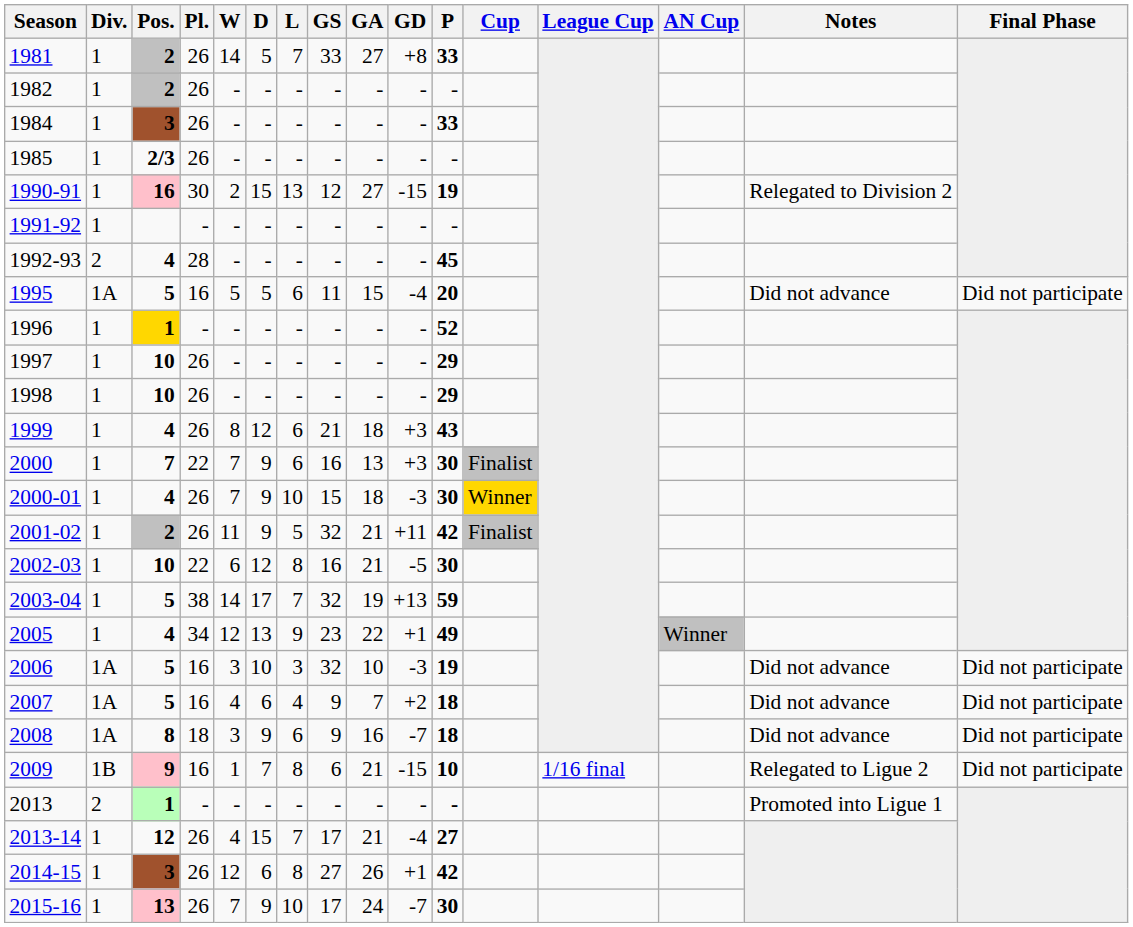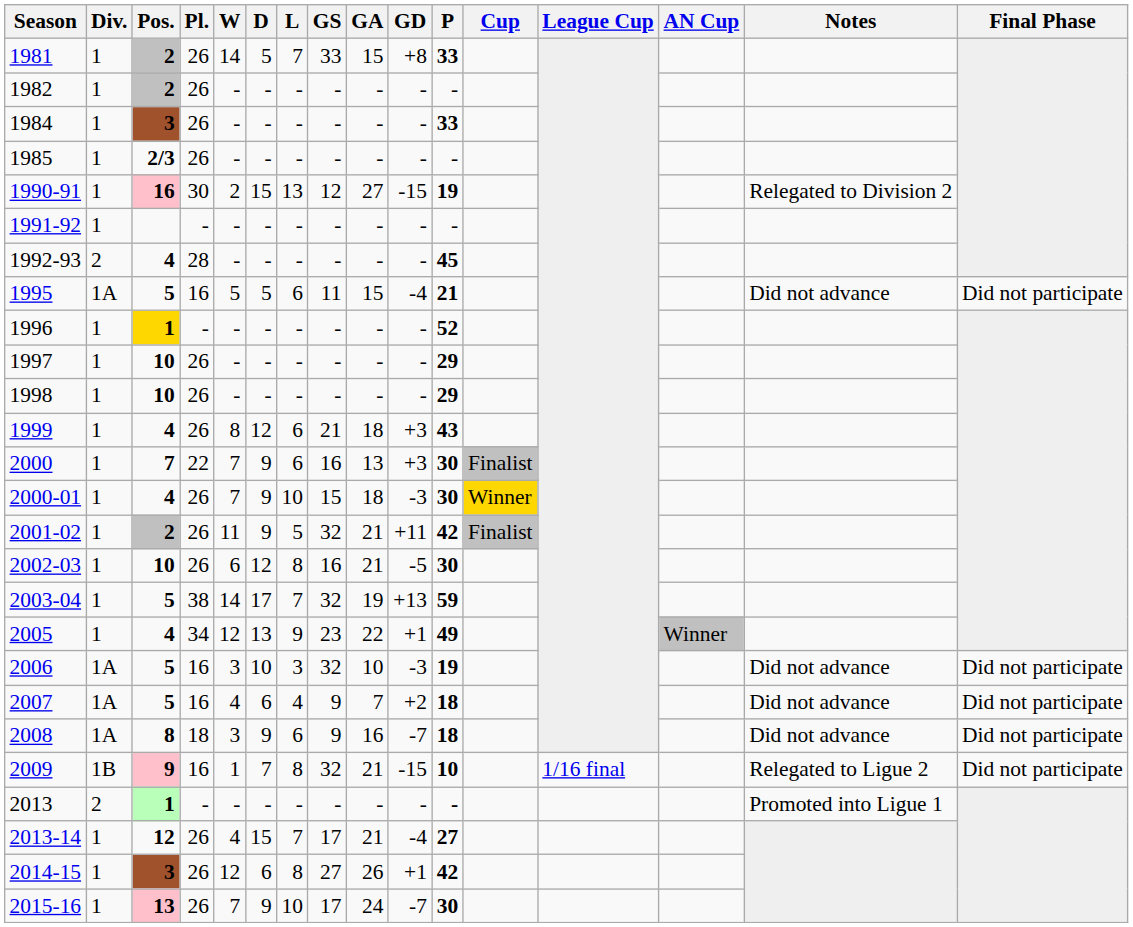(373, 55) 27 -> (373, 55) 15
(448, 293) 20 -> (448, 293) 21
(198, 565) 22 -> (198, 565) 26
(336, 769) 6 -> (331, 769) 32
